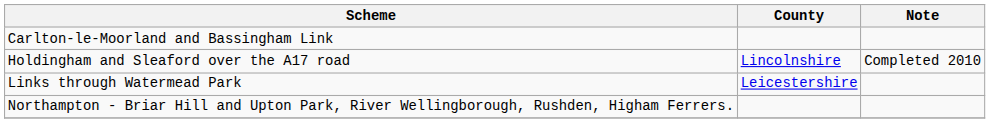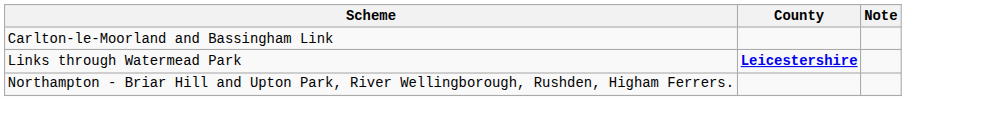- row: (179, 61)
(799, 84) normal -> (799, 61) bold
